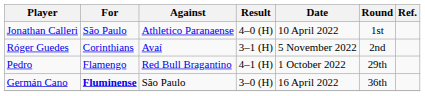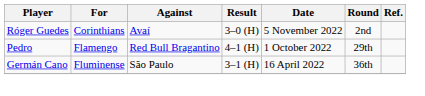- row: (42, 30)
(256, 47) 3–1 (H) -> (242, 30) 3–0 (H)
(110, 82) bold -> (99, 64) normal
(256, 82) 3–0 (H) -> (242, 64) 3–1 (H)
